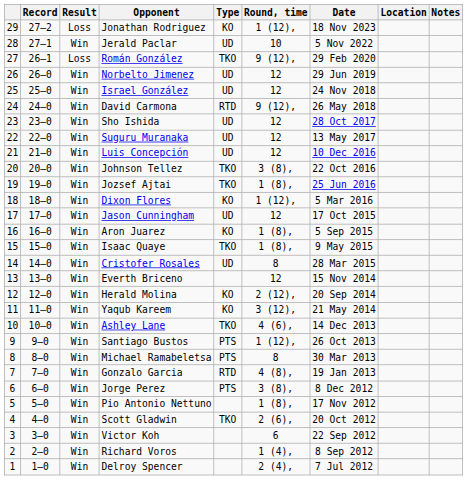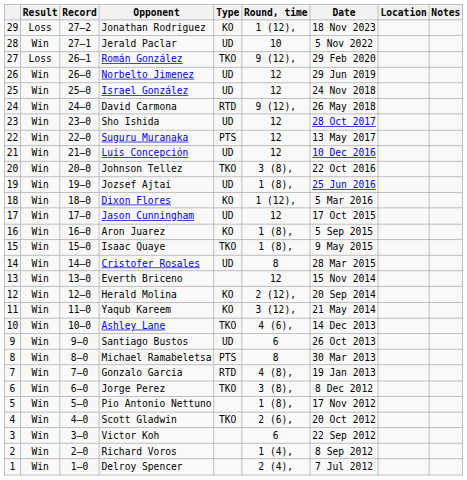columns swapped: (80, 12) <-> (40, 12)
(228, 138) UD -> (228, 138) PTS
(228, 185) TKO -> (228, 185) UD
(228, 341) PTS -> (228, 341) UD
(276, 341) 1 (12), -> (276, 341) 6
(228, 388) PTS -> (228, 388) TKO
